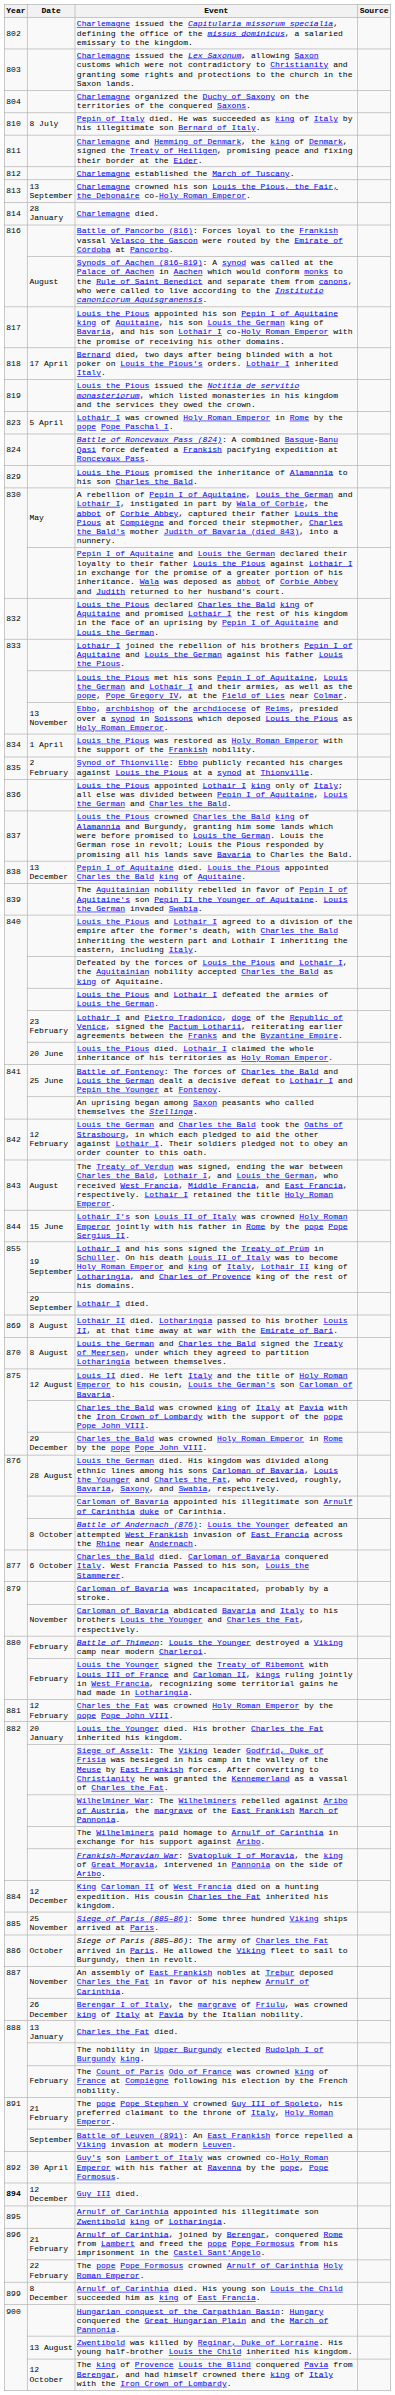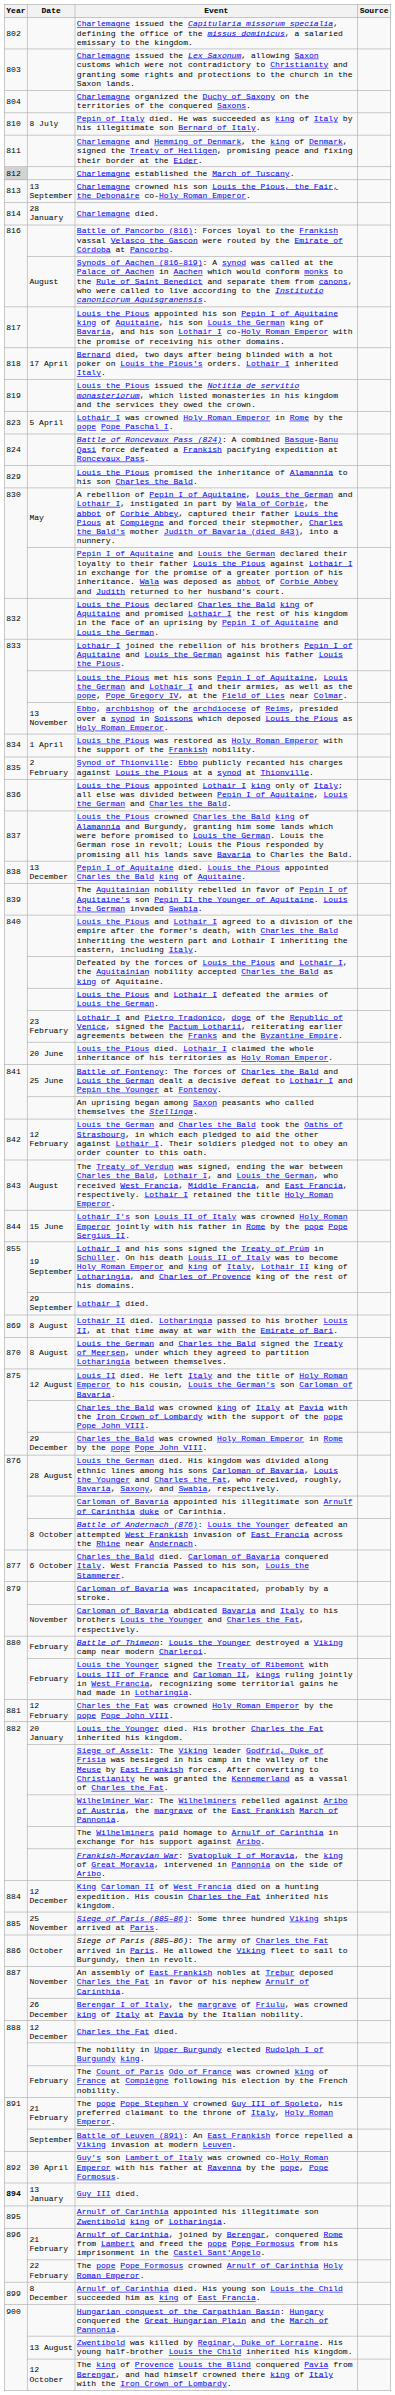(13, 173) no background -> (13, 173) lightgrey background
(46, 2032) 13 January -> (49, 2032) 12 December
(49, 2194) 12 December -> (46, 2194) 13 January
